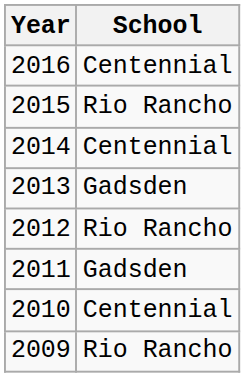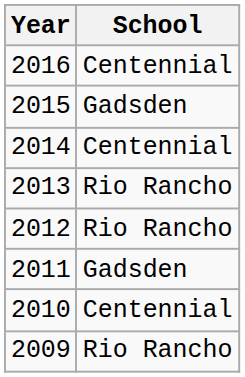(158, 107) Rio Rancho -> (135, 107) Gadsden
(135, 188) Gadsden -> (158, 188) Rio Rancho
